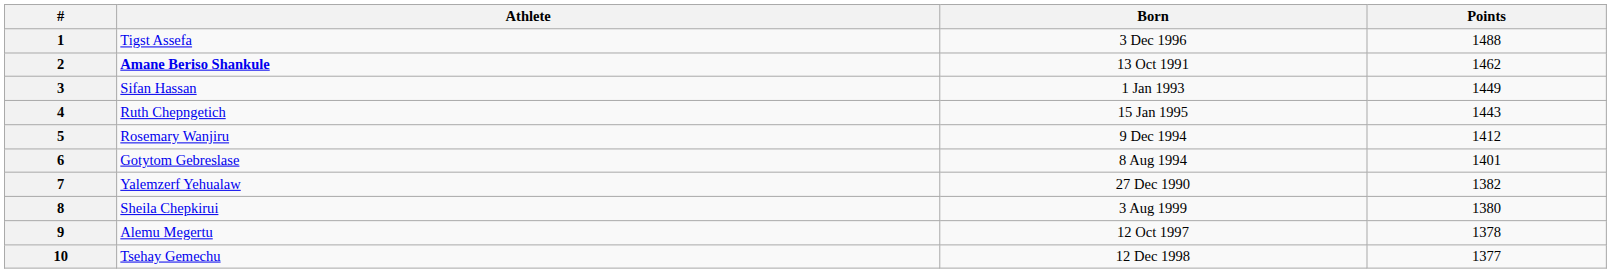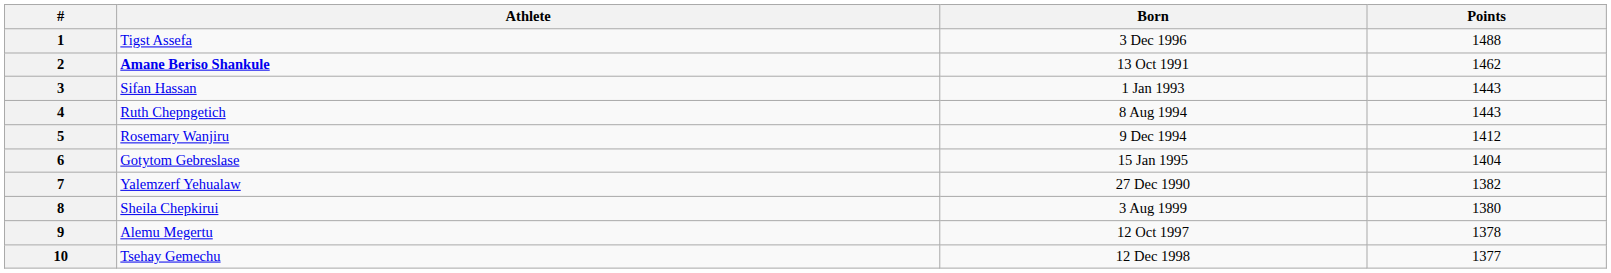(1487, 88) 1449 -> (1487, 88) 1443
(1153, 112) 15 Jan 1995 -> (1153, 112) 8 Aug 1994
(1153, 160) 8 Aug 1994 -> (1153, 160) 15 Jan 1995
(1487, 160) 1401 -> (1487, 160) 1404
